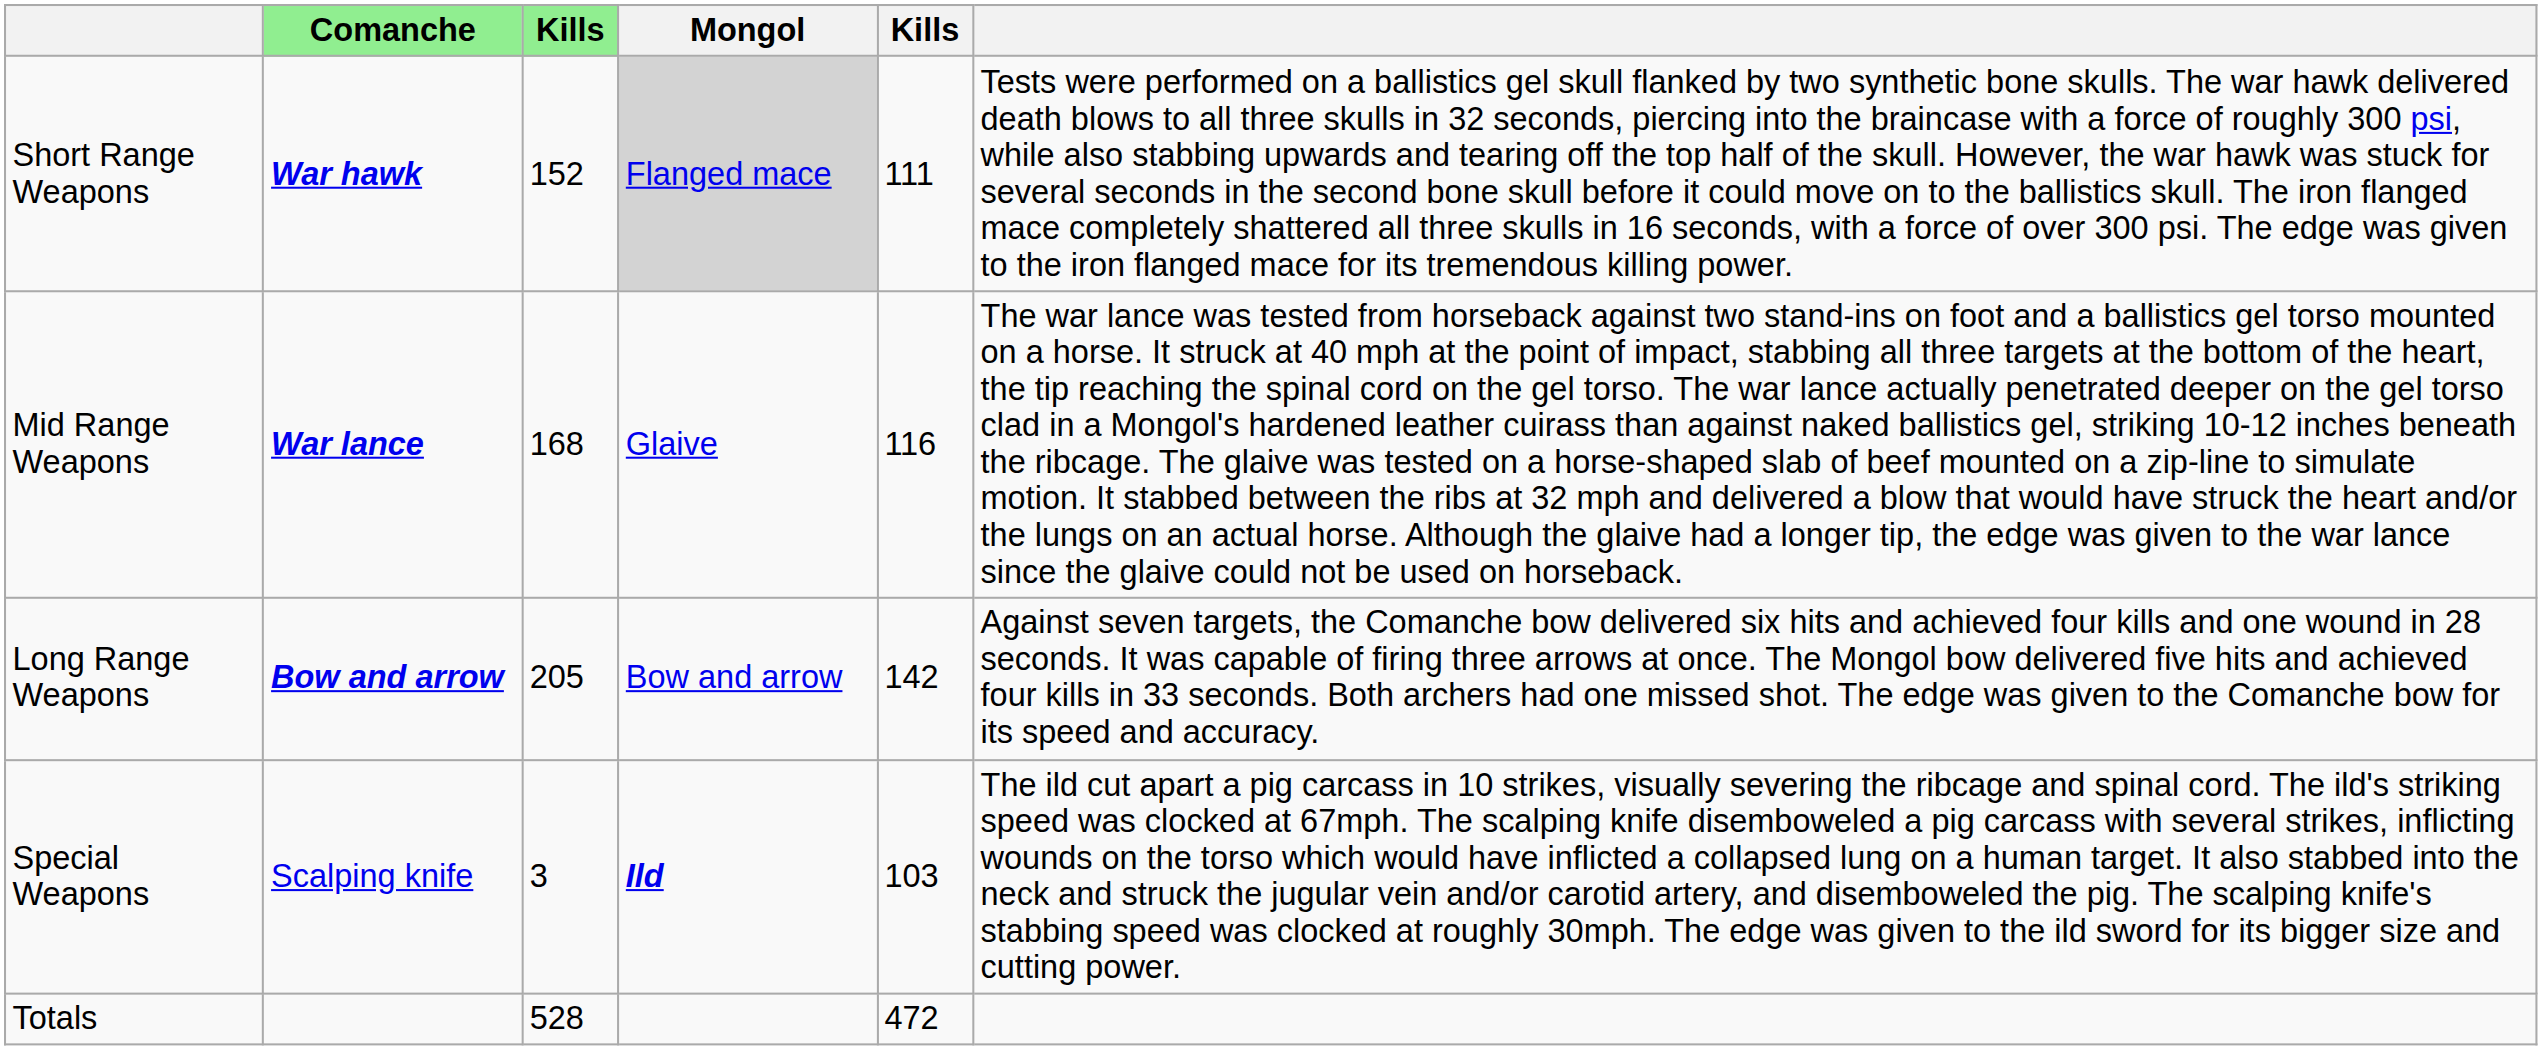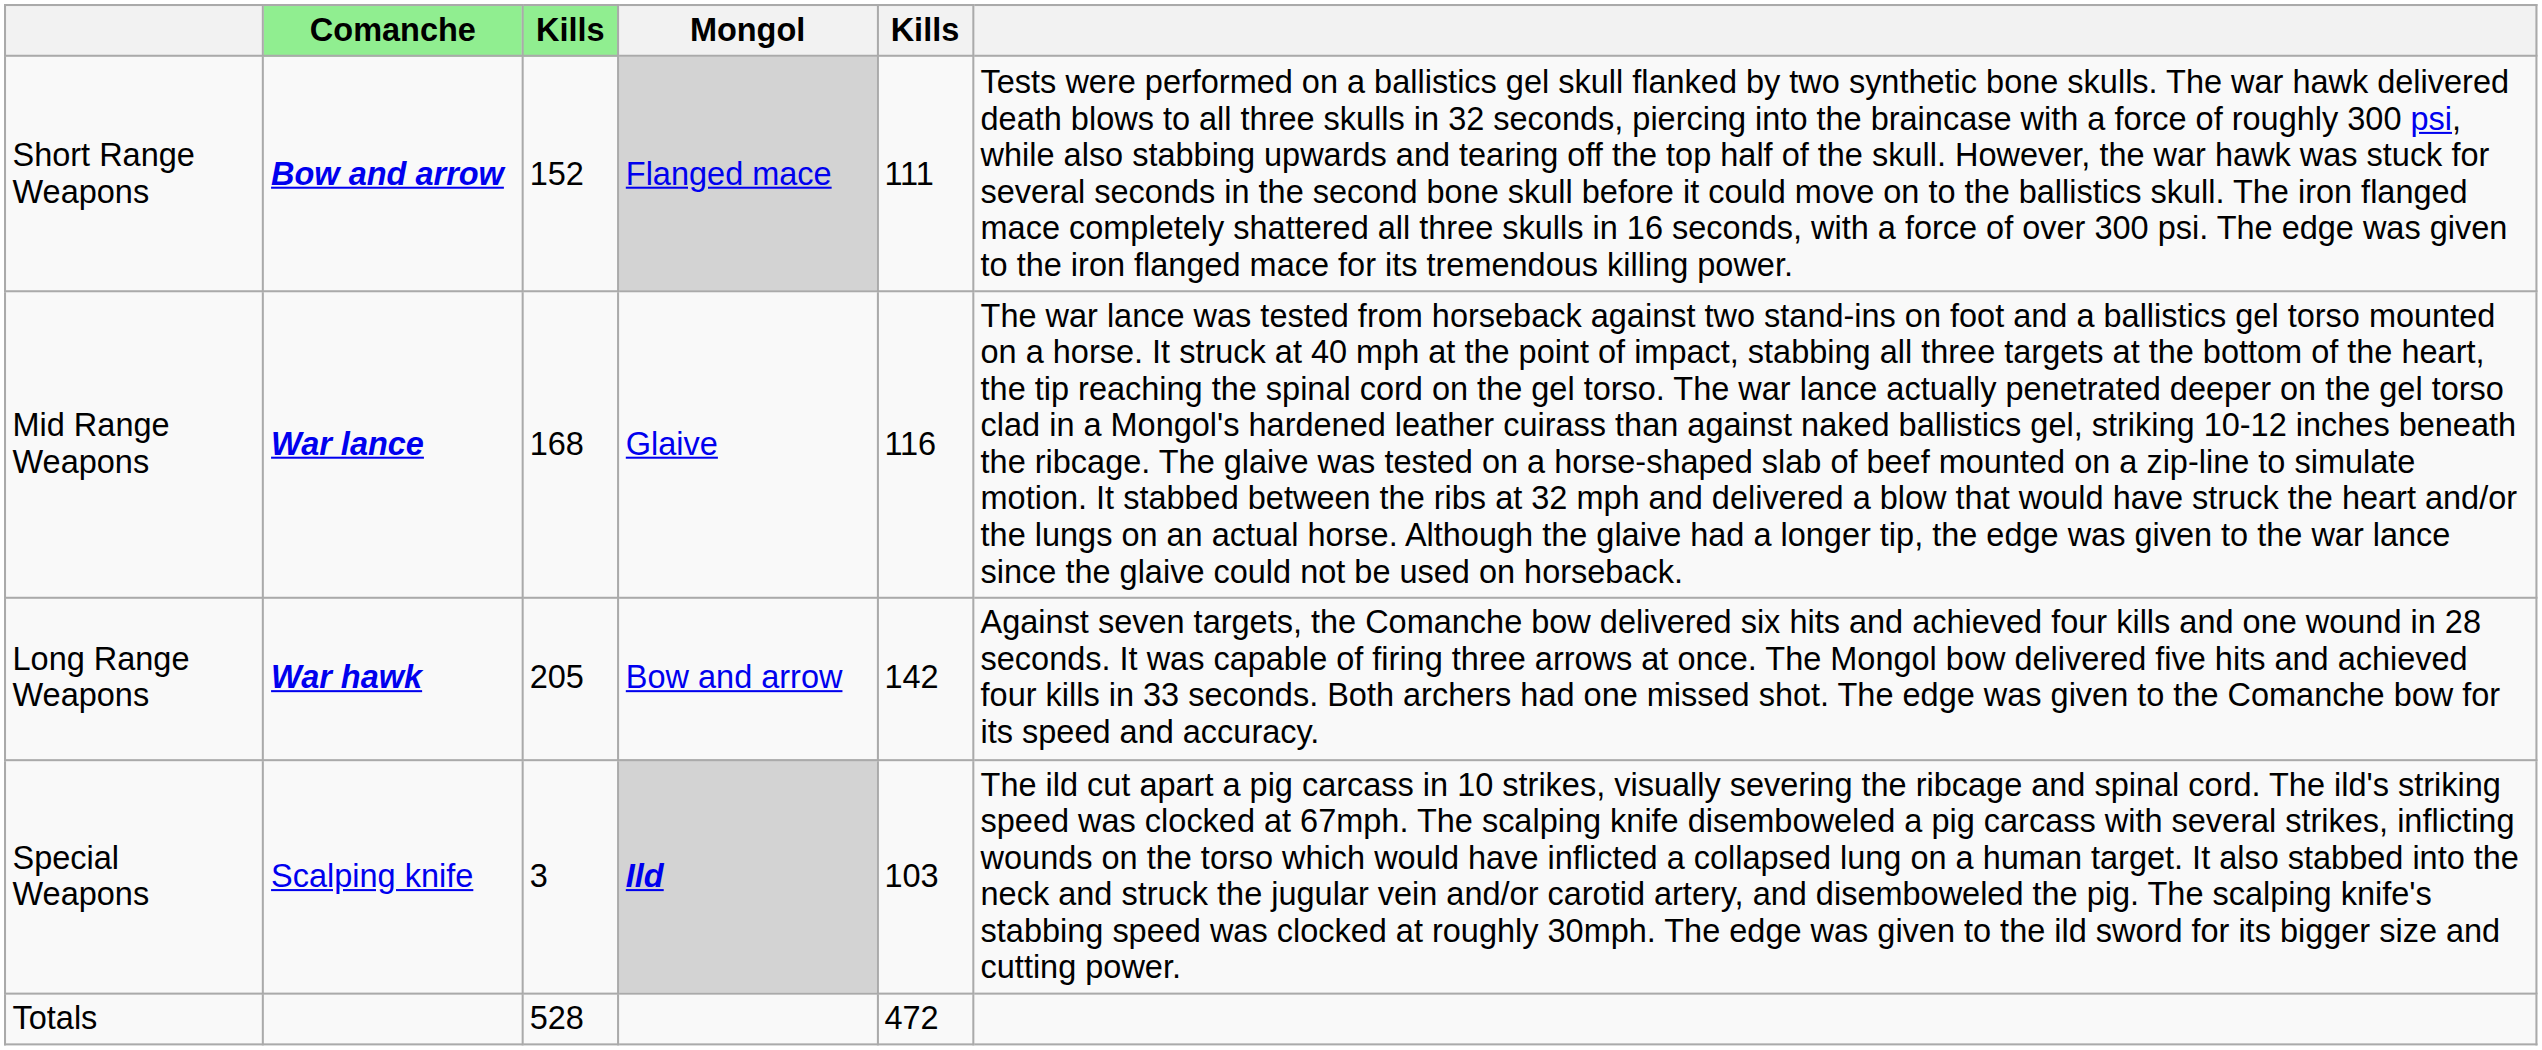(347, 173) War hawk -> (387, 173) Bow and arrow
(387, 678) Bow and arrow -> (347, 678) War hawk
(645, 875) no background -> (645, 875) lightgrey background
